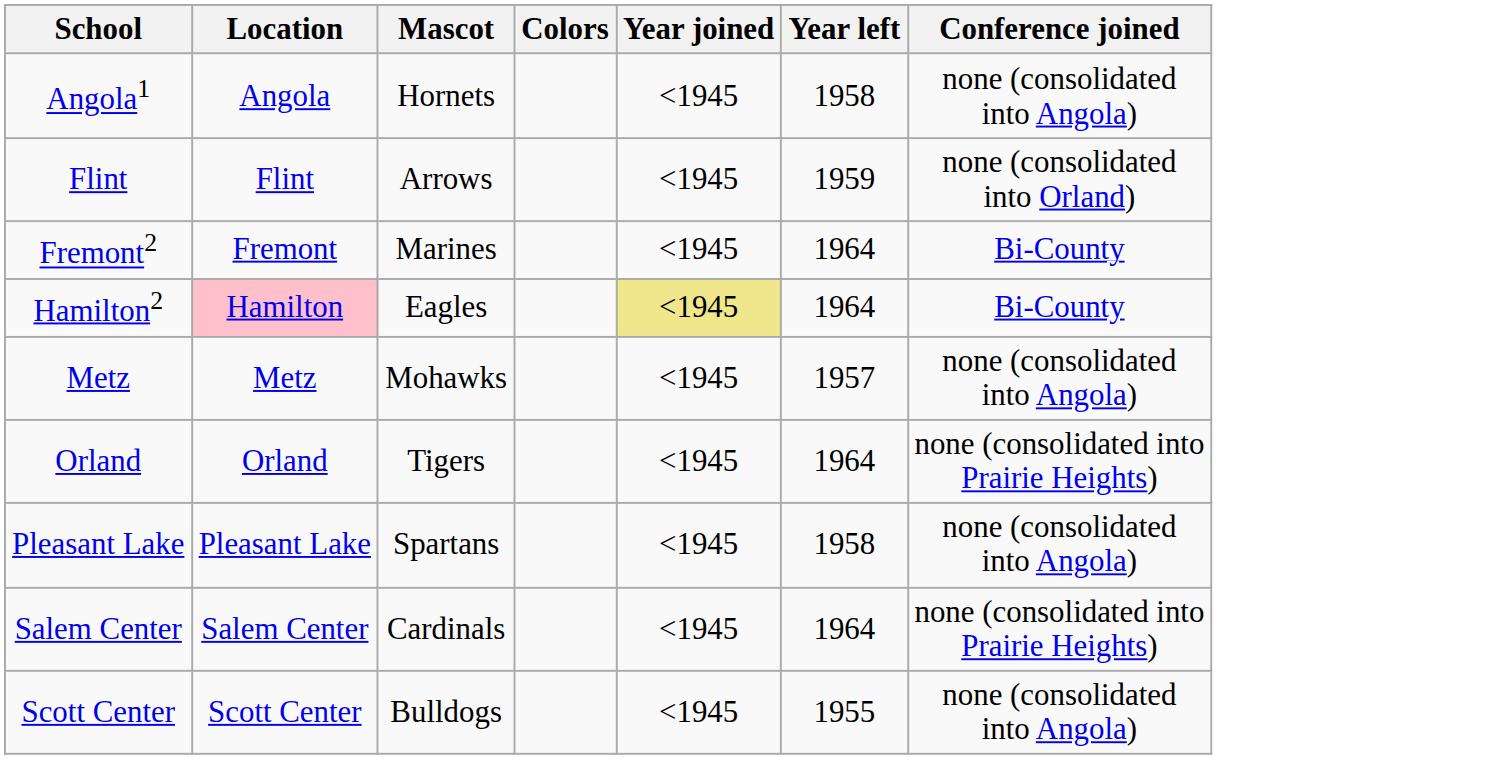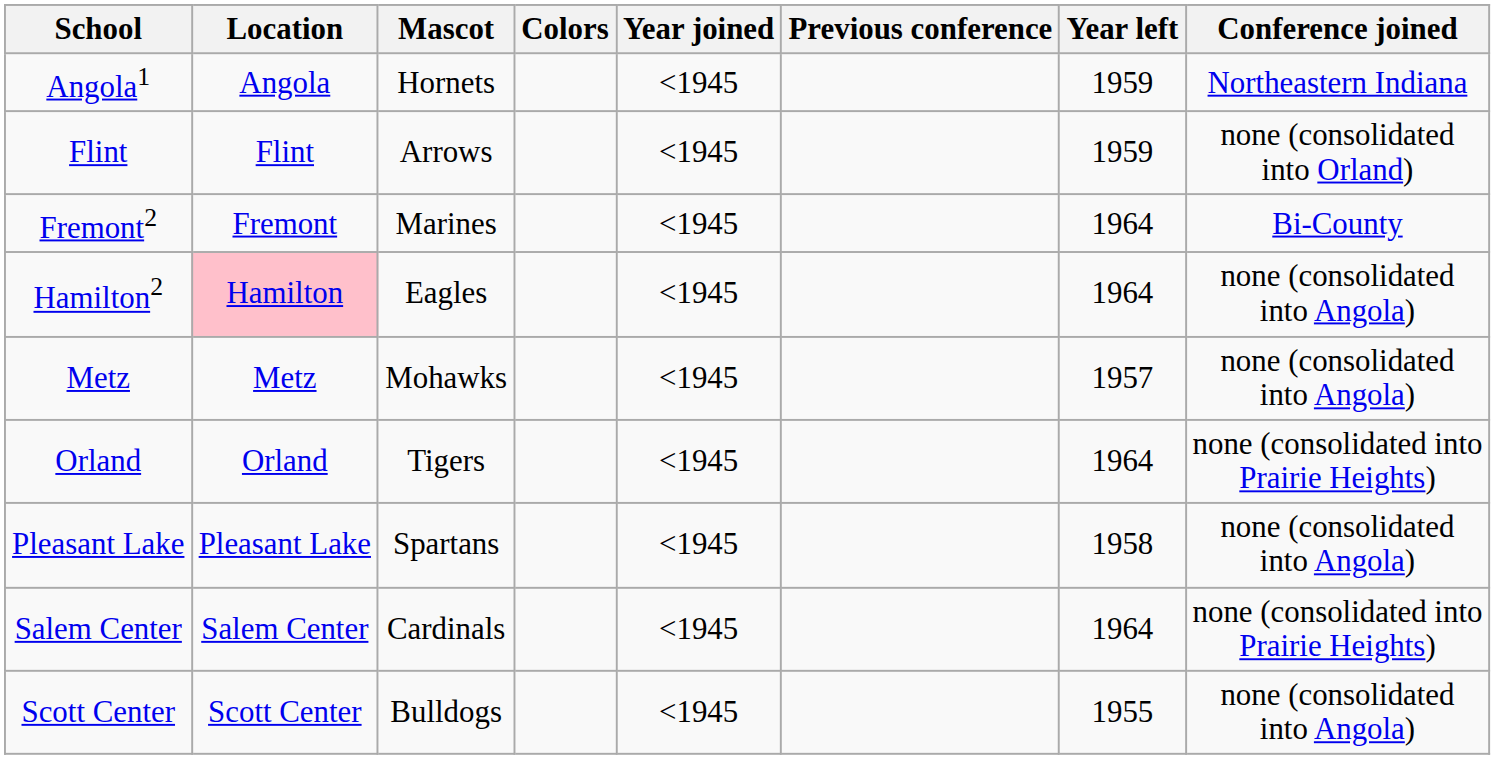+ column: (920, 28)
(844, 95) 1958 -> (1122, 82) 1959
(1059, 95) none (consolidated into Angola) -> (1337, 82) Northeastern Indiana
(699, 306) khaki background -> (699, 293) no background
(1059, 306) Bi-County -> (1337, 293) none (consolidated into Angola)
